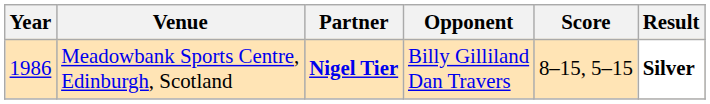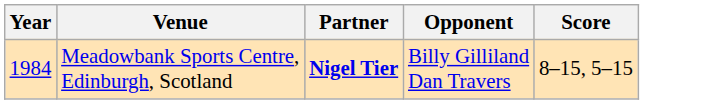- column: (671, 22)
(30, 68) 1986 -> (30, 68) 1984
